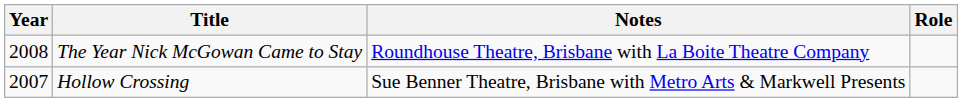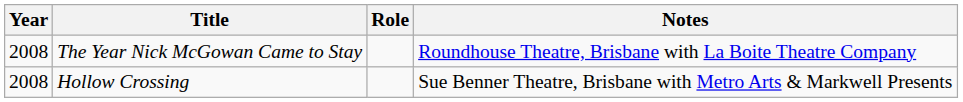columns swapped: (933, 19) <-> (638, 19)
(29, 81) 2007 -> (29, 81) 2008
